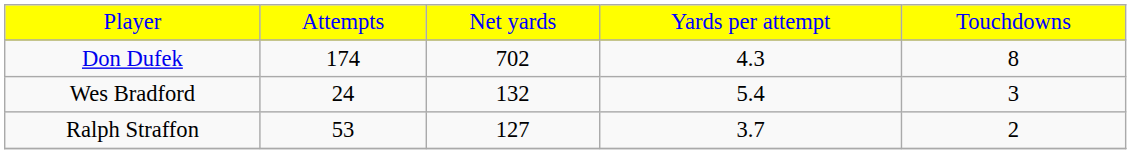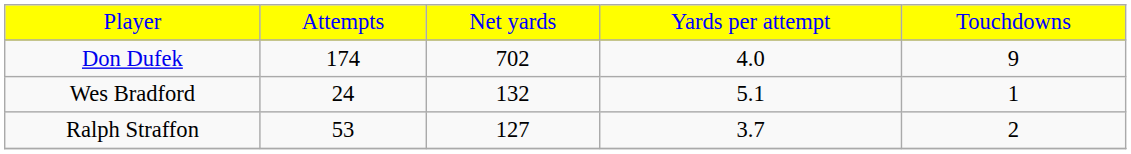(751, 58) 4.3 -> (751, 58) 4.0
(1013, 58) 8 -> (1013, 58) 9
(751, 93) 5.4 -> (751, 93) 5.1
(1013, 93) 3 -> (1013, 93) 1
